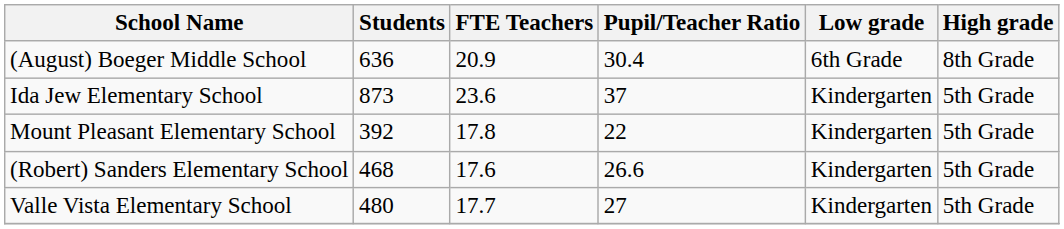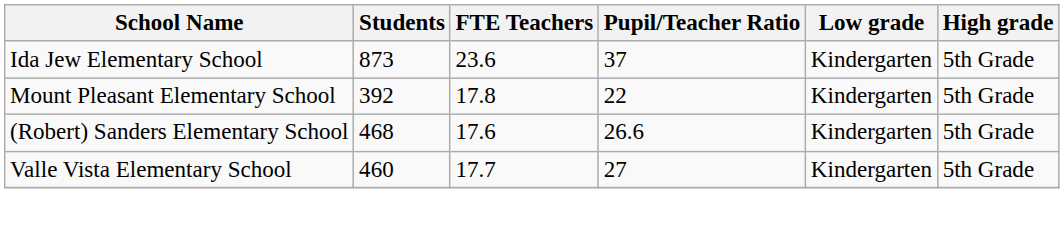- row: (158, 59)
(376, 205) 480 -> (376, 168) 460
